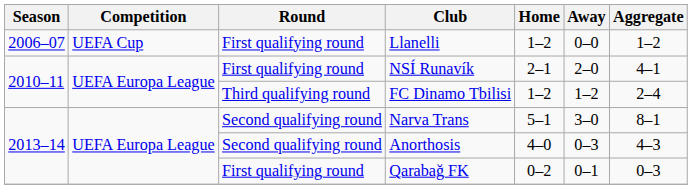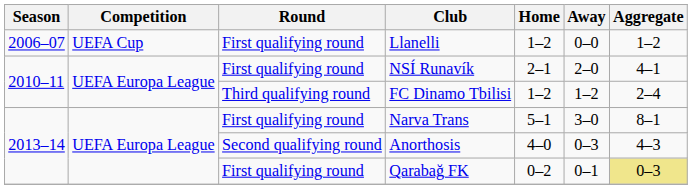(302, 119) Second qualifying round -> (293, 119) First qualifying round
(648, 171) no background -> (648, 171) khaki background
